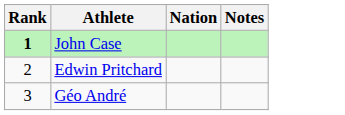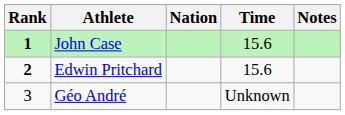+ column: (257, 17)
(28, 69) normal -> (28, 69) bold
